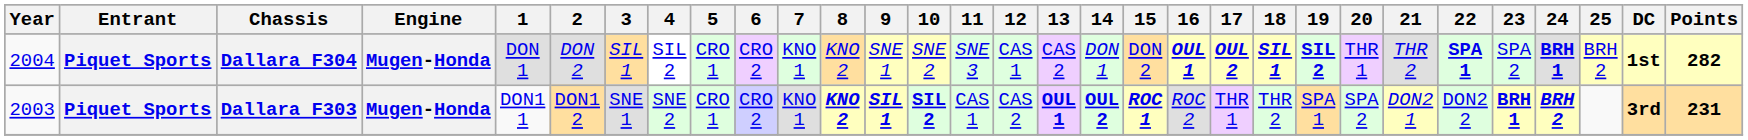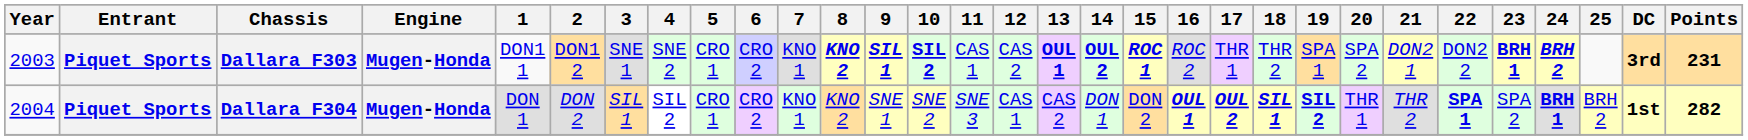rows swapped: (289, 110) <-> (289, 60)
